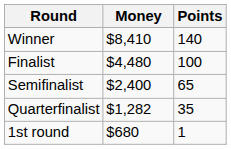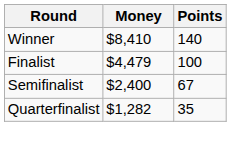(129, 62) $4,480 -> (129, 62) $4,479
(186, 86) 65 -> (186, 86) 67
- row: (39, 132)
